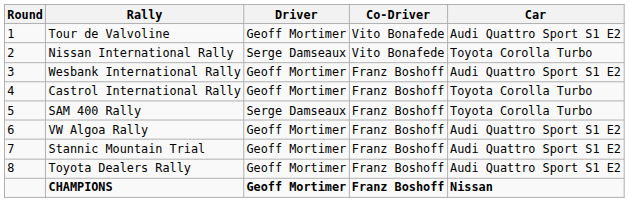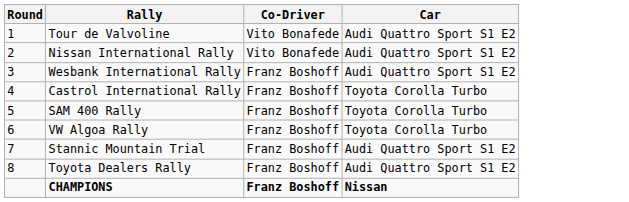- column: (296, 14)
(521, 53) Toyota Corolla Turbo -> (430, 53) Audi Quattro Sport S1 E2
(535, 130) Audi Quattro Sport S1 E2 -> (416, 130) Toyota Corolla Turbo
